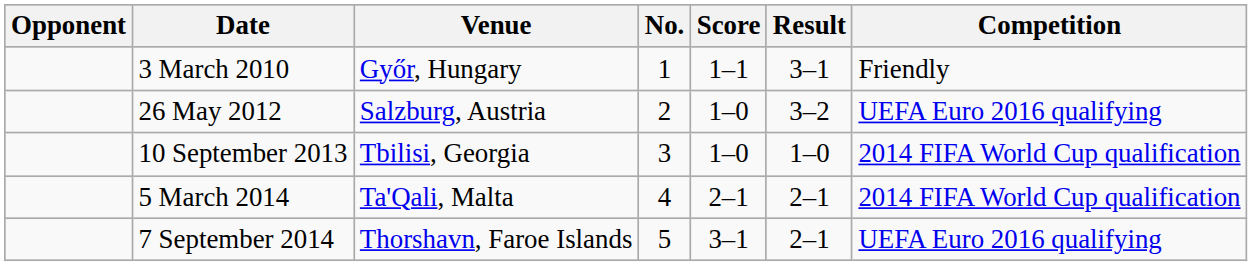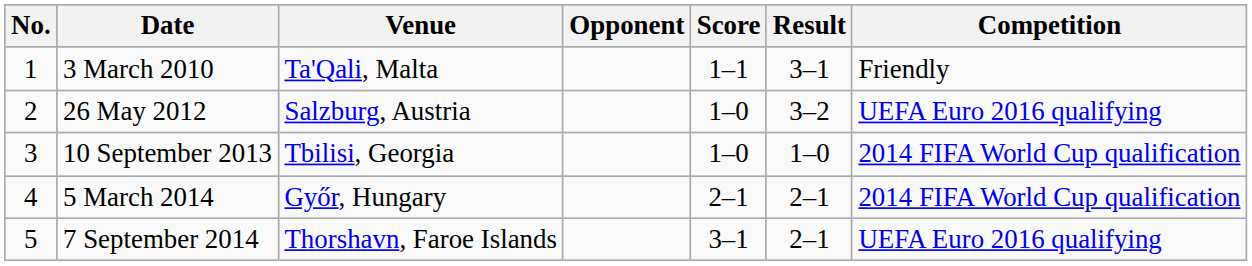columns swapped: (665, 25) <-> (69, 25)
(441, 68) Győr, Hungary -> (361, 68) Ta'Qali, Malta
(437, 196) Ta'Qali, Malta -> (365, 196) Győr, Hungary
